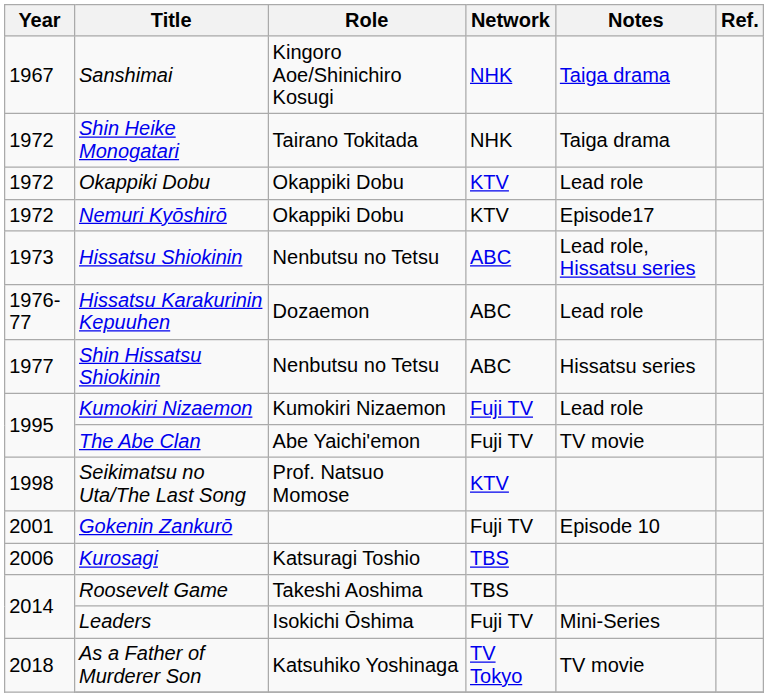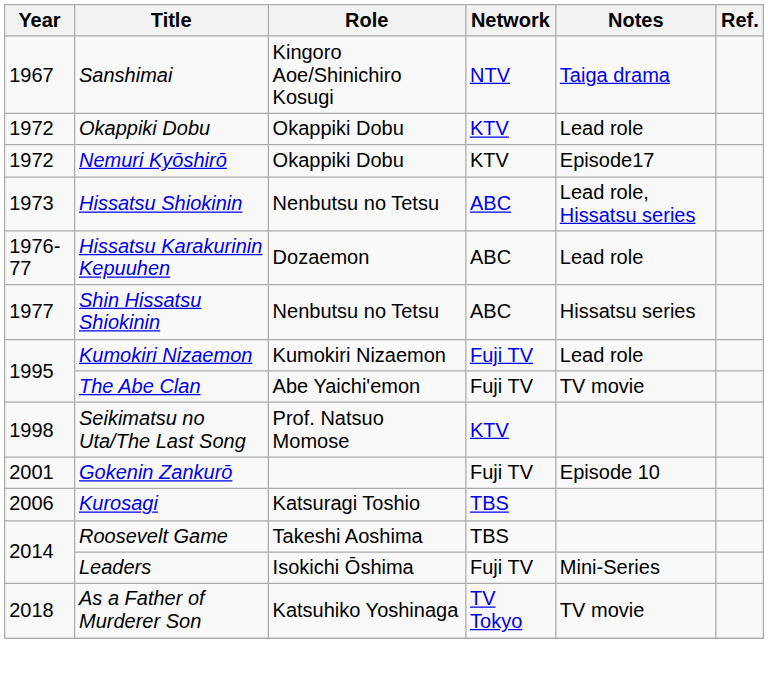(491, 74) NHK -> (490, 74) NTV
- row: (129, 140)
